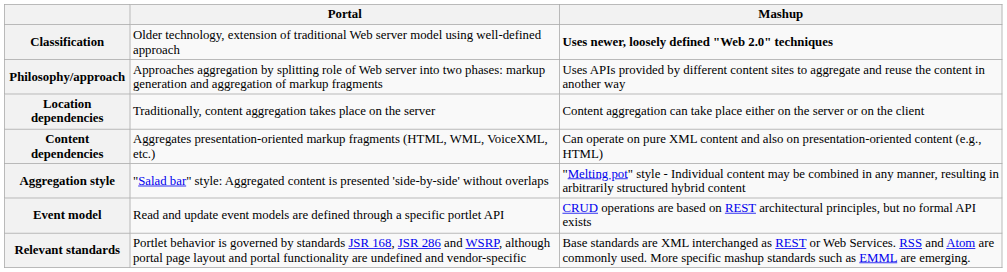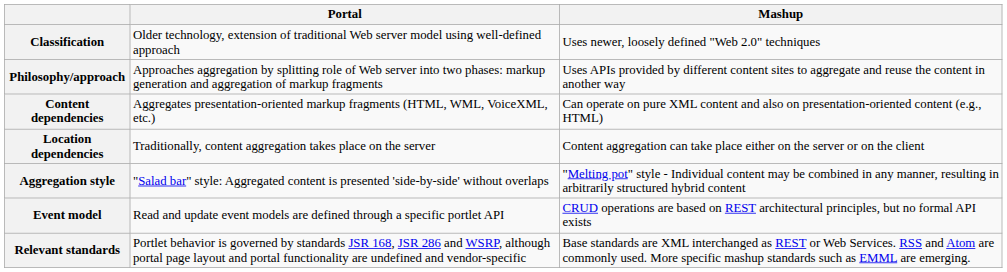(698, 42) bold -> (691, 42) normal
rows swapped: (67, 146) <-> (67, 111)
